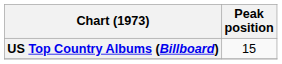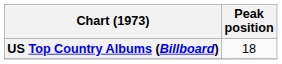(249, 48) 15 -> (249, 48) 18
